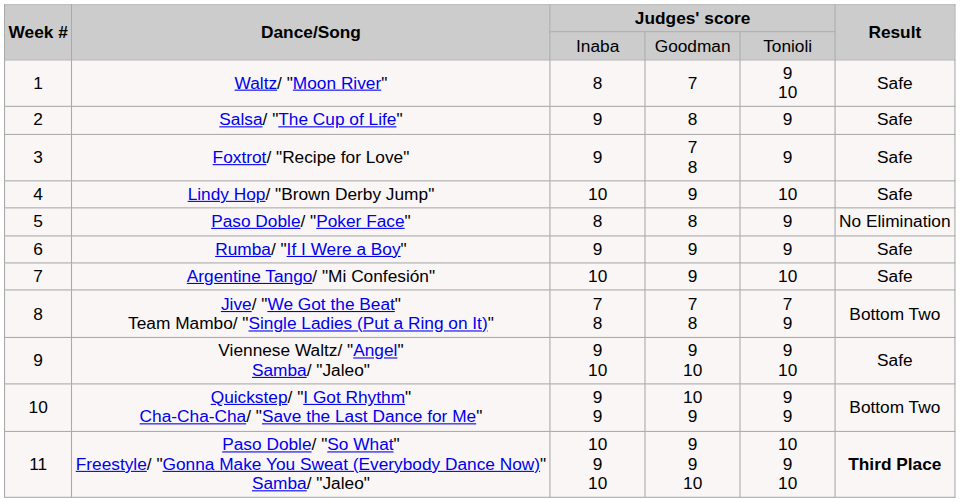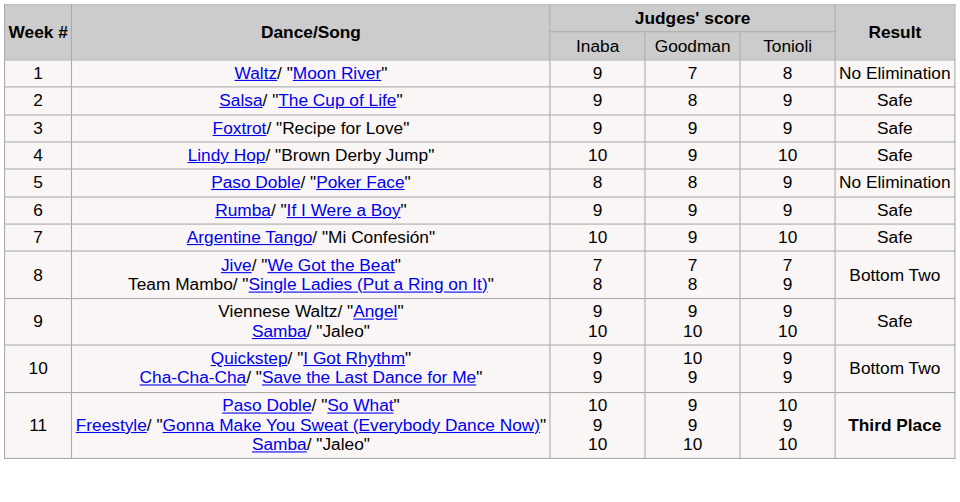(598, 83) 8 -> (598, 73) 9
(788, 83) 9 10 -> (788, 73) 8
(895, 83) Safe -> (895, 73) No Elimination
(693, 157) 7 8 -> (693, 128) 9
